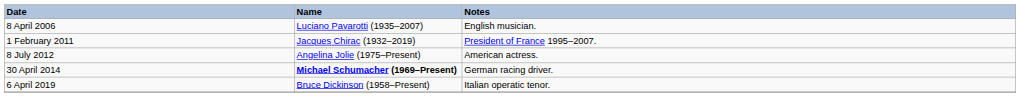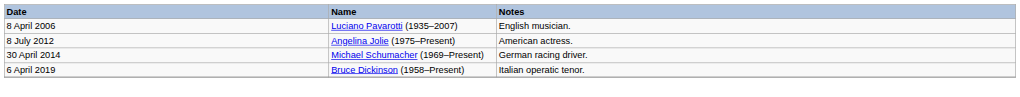- row: (40, 40)
(377, 70) bold -> (407, 55) normal
